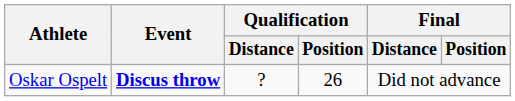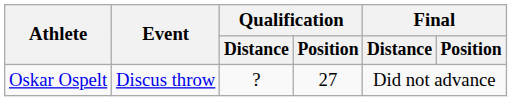(168, 80) bold -> (166, 80) normal
(333, 80) 26 -> (328, 80) 27
